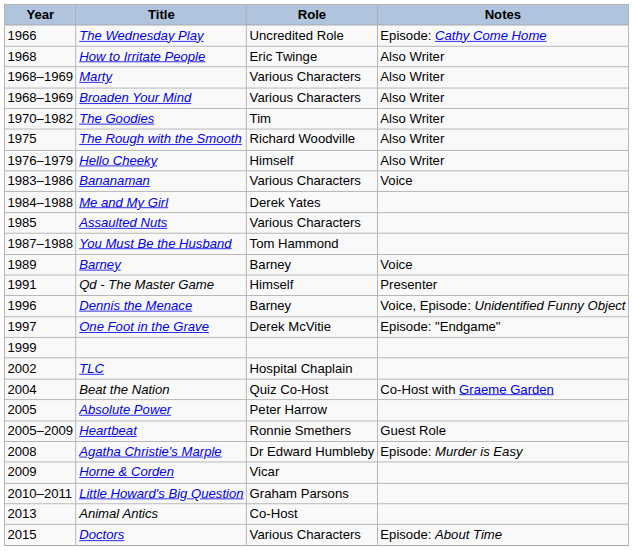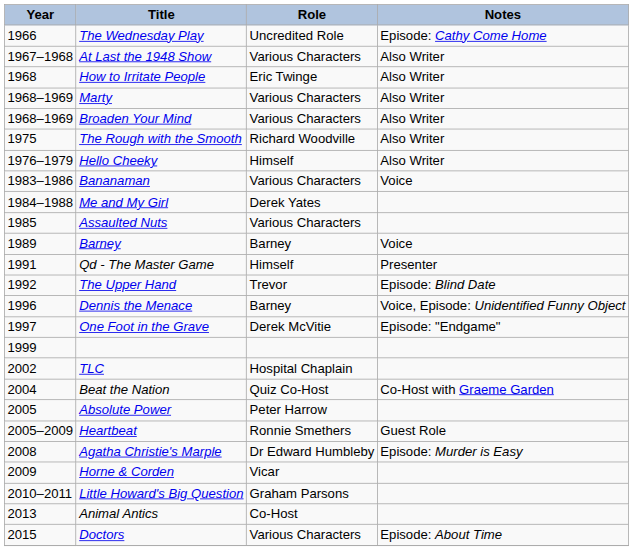+ row: (40, 56)
- row: (40, 118)
- row: (40, 243)
+ row: (22, 285)
